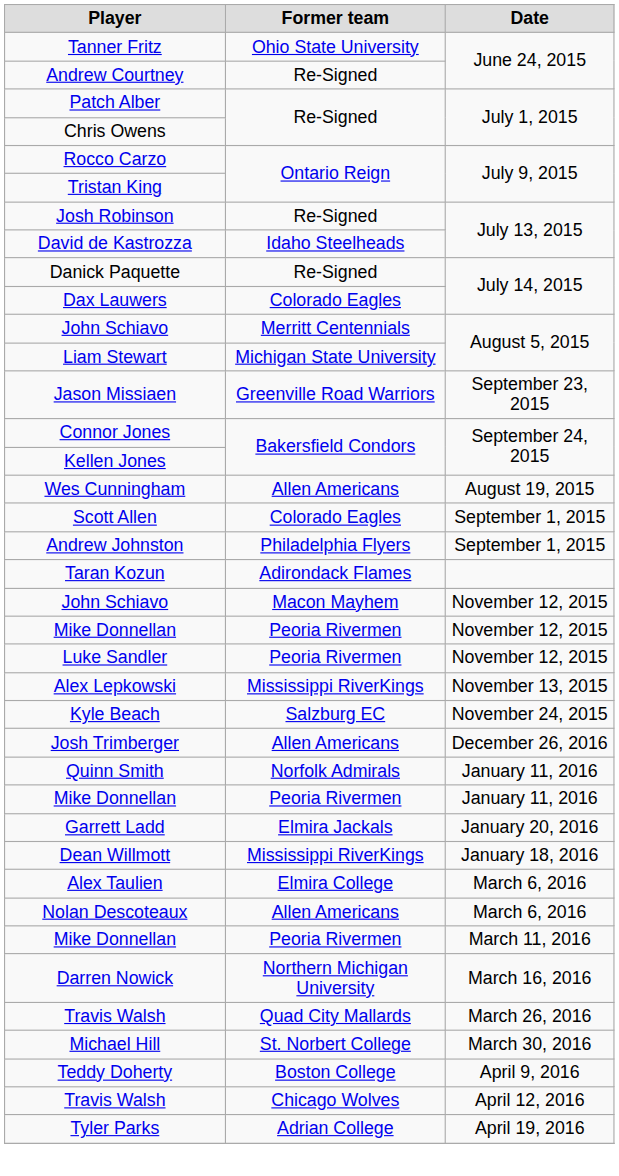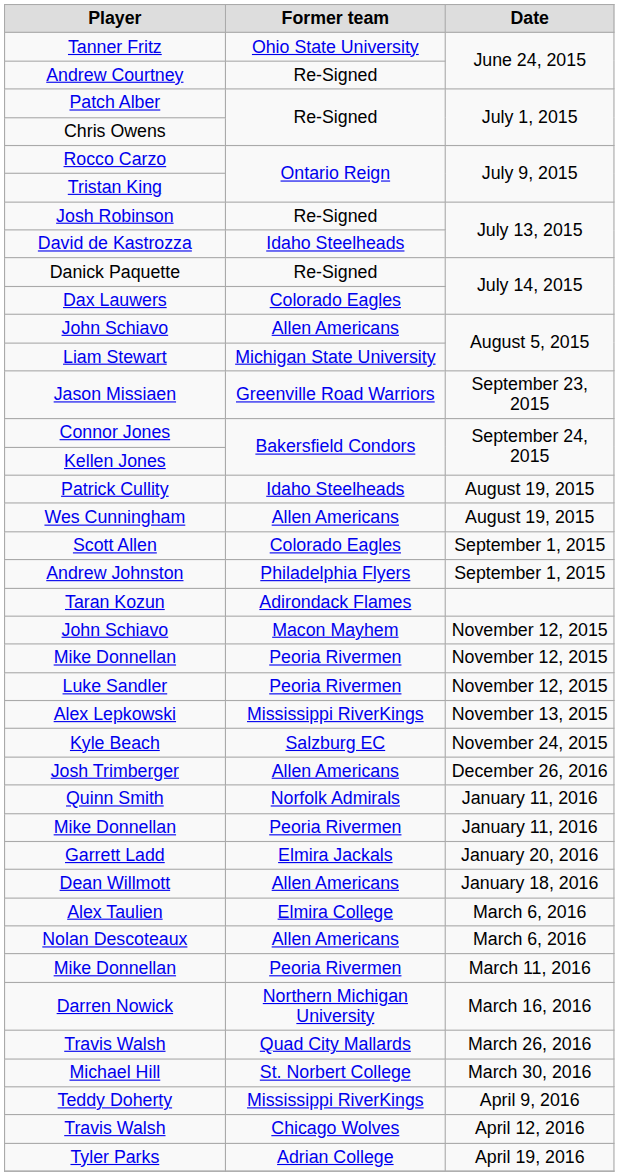(335, 328) Merritt Centennials -> (335, 328) Allen Americans
+ row: (115, 489)
(335, 855) Mississippi RiverKings -> (335, 883) Allen Americans
(335, 1072) Boston College -> (335, 1100) Mississippi RiverKings
